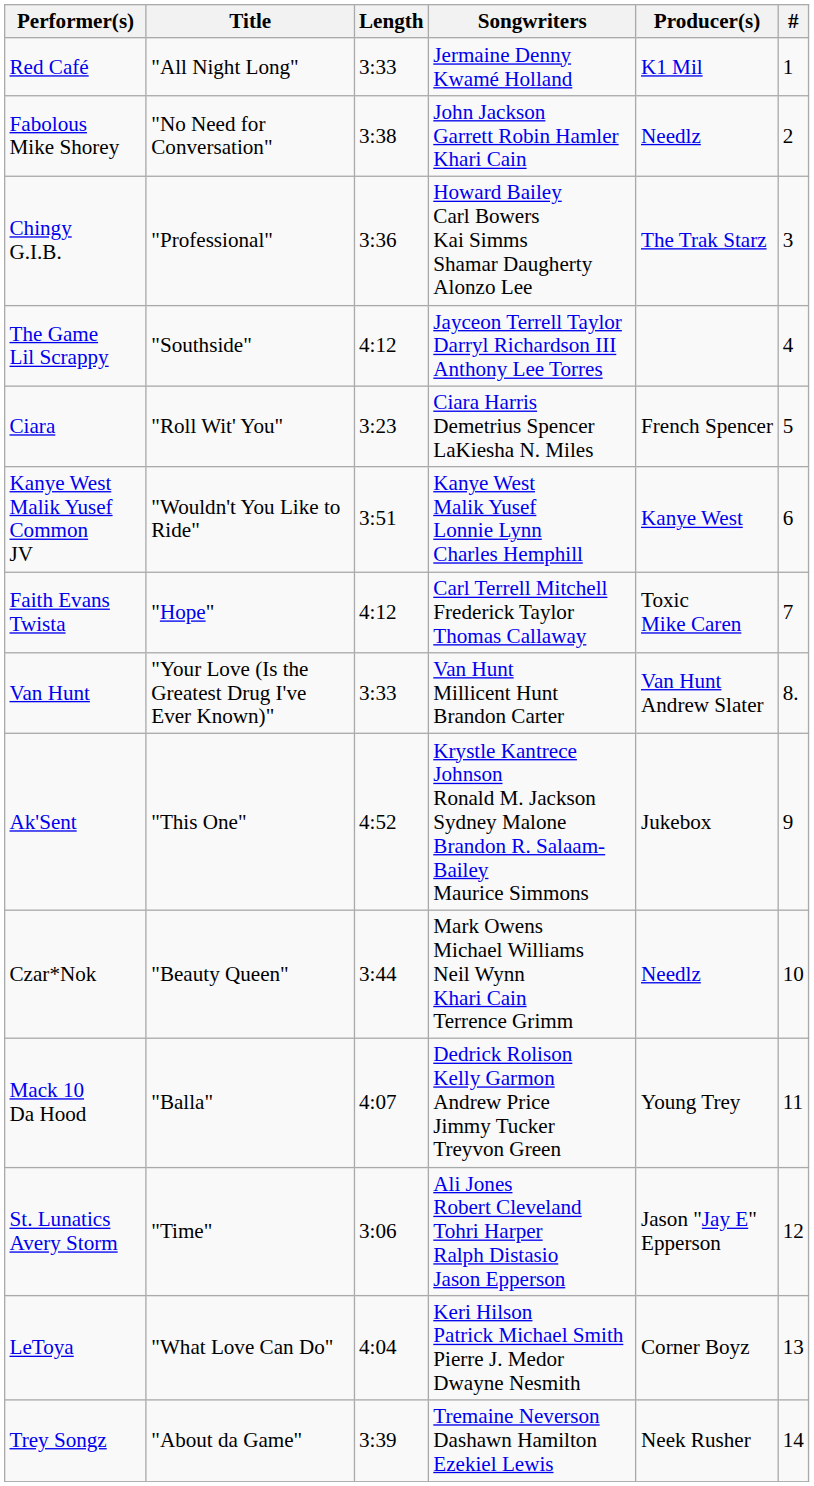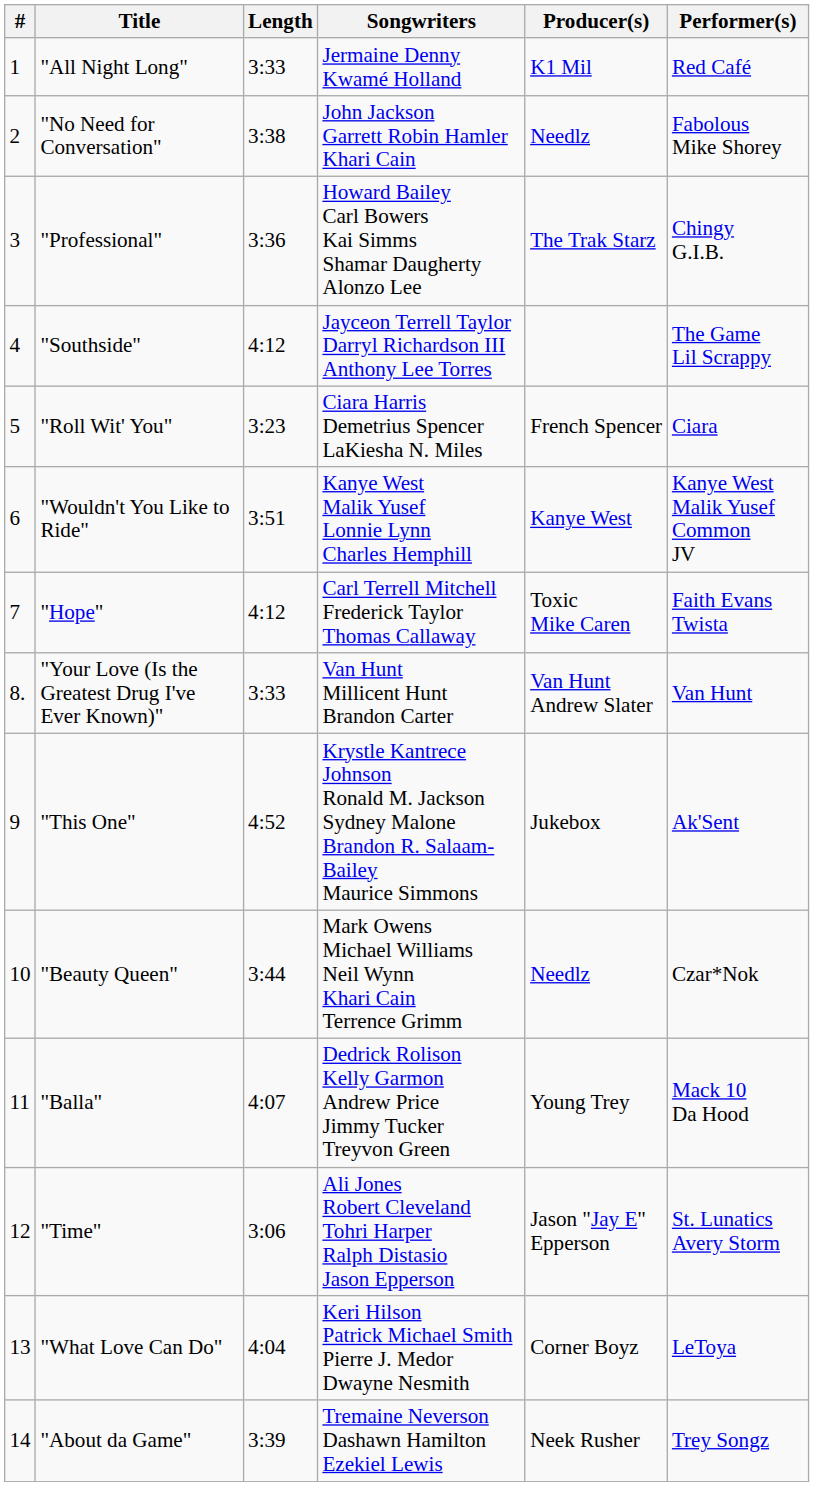columns swapped: (793, 21) <-> (76, 21)
